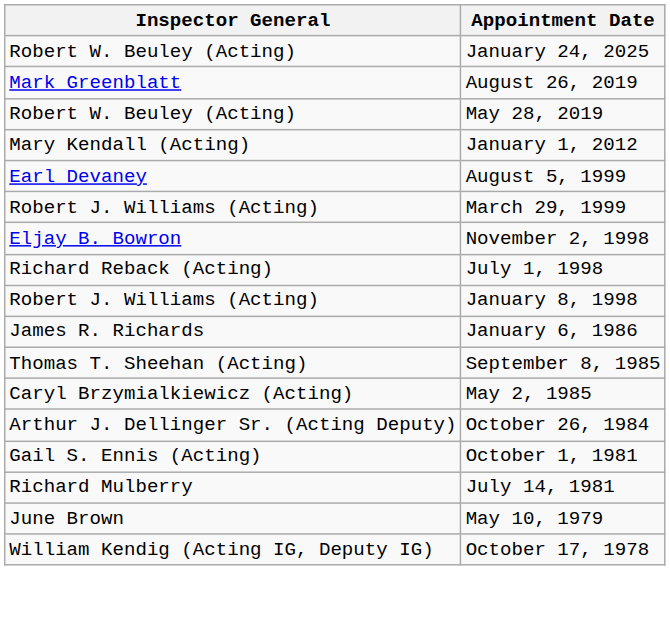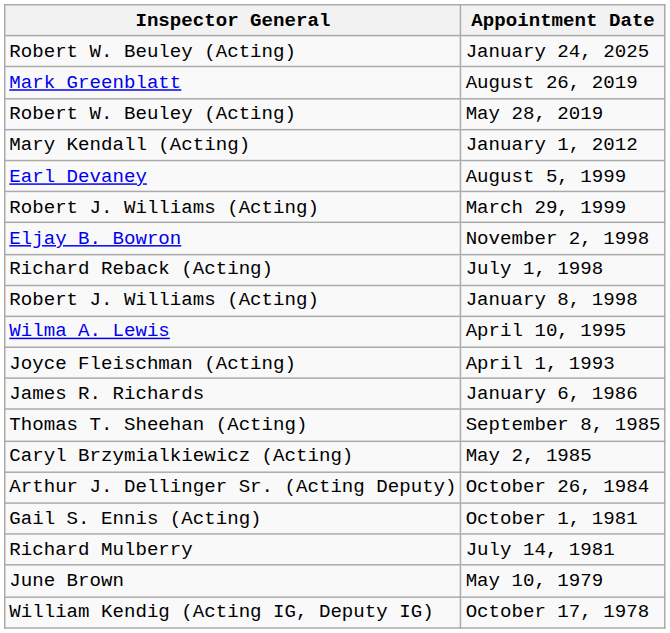+ row: (546, 332)
+ row: (540, 363)
